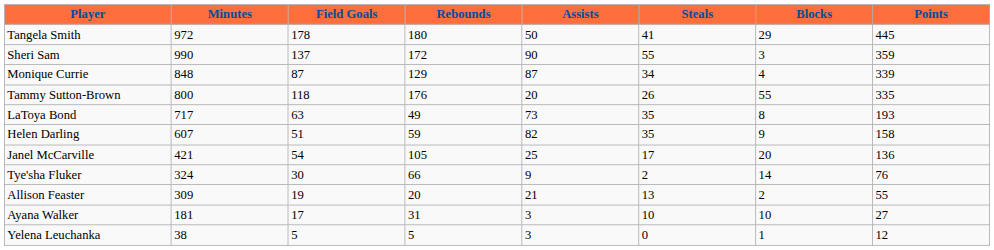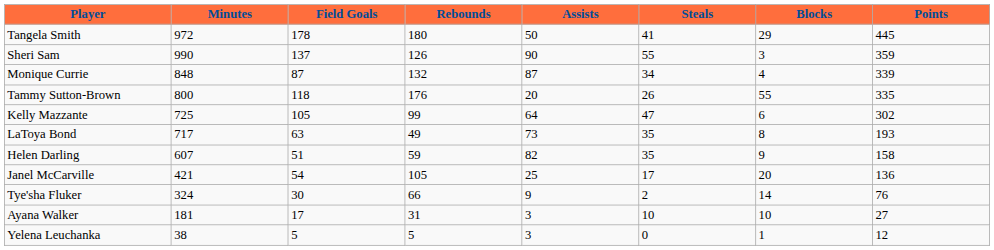(417, 54) 172 -> (417, 54) 126
(417, 74) 129 -> (417, 74) 132
+ row: (47, 114)
- row: (46, 194)
